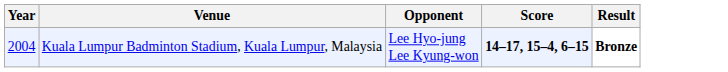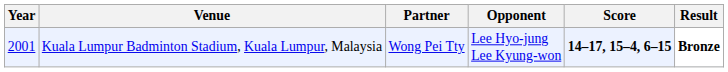+ column: (427, 16)
(22, 47) 2004 -> (22, 47) 2001
